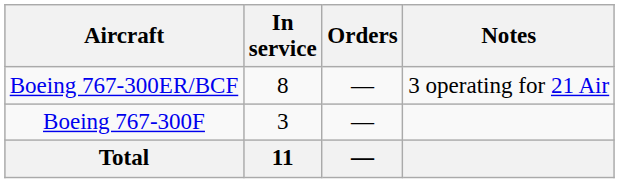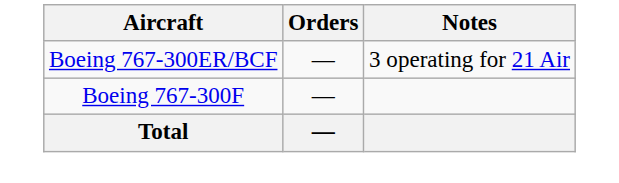- column: (283, 35)
